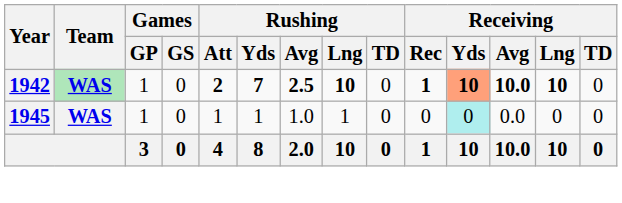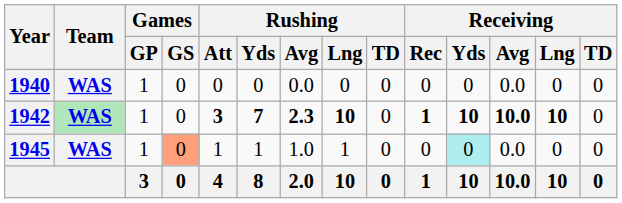+ row: (30, 85)
(218, 85) 2 -> (218, 117) 3
(301, 85) 2.5 -> (301, 117) 2.3
(468, 85) lightsalmon background -> (468, 117) no background
(181, 117) no background -> (181, 149) lightsalmon background
